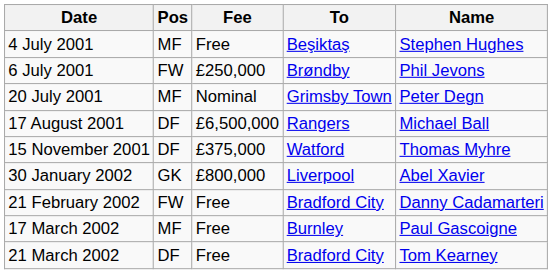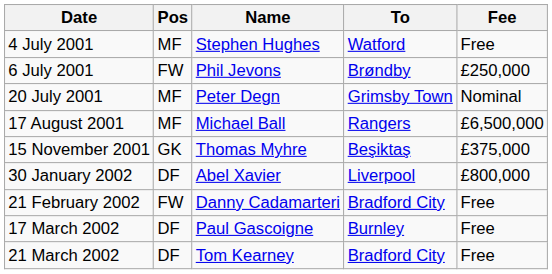columns swapped: (472, 17) <-> (237, 17)
(318, 44) Beşiktaş -> (377, 44) Watford
(169, 123) DF -> (170, 123) MF
(169, 149) DF -> (170, 149) GK
(316, 149) Watford -> (379, 149) Beşiktaş
(170, 176) GK -> (169, 176) DF
(170, 228) MF -> (169, 228) DF
